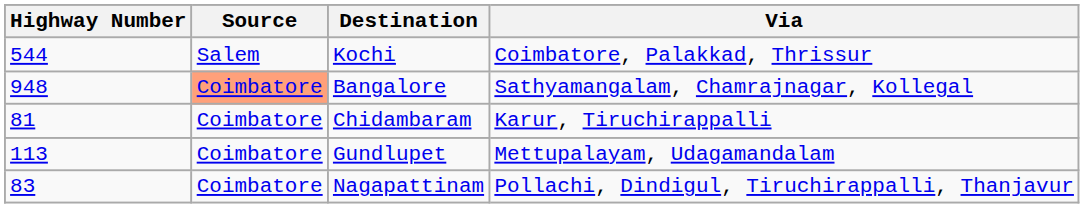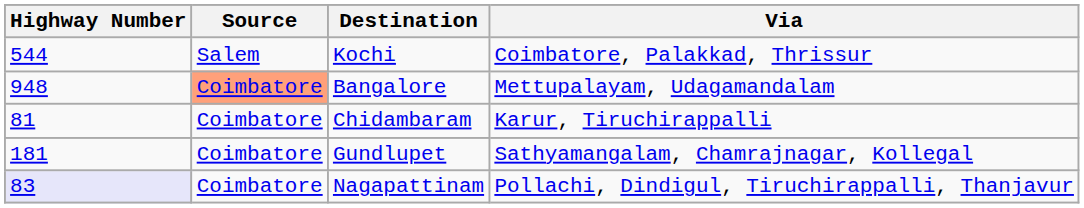(734, 88) Sathyamangalam, Chamrajnagar, Kollegal -> (664, 88) Mettupalayam, Udagamandalam
(29, 154) 113 -> (29, 154) 181
(664, 154) Mettupalayam, Udagamandalam -> (734, 154) Sathyamangalam, Chamrajnagar, Kollegal
(23, 187) no background -> (23, 187) lavender background
